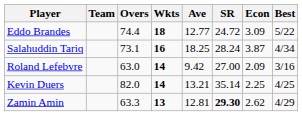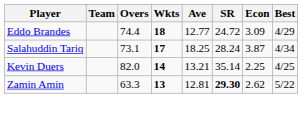(285, 31) 5/22 -> (285, 31) 4/29
(159, 48) 16 -> (159, 48) 17
- row: (45, 66)
(285, 102) 4/29 -> (285, 84) 5/22
